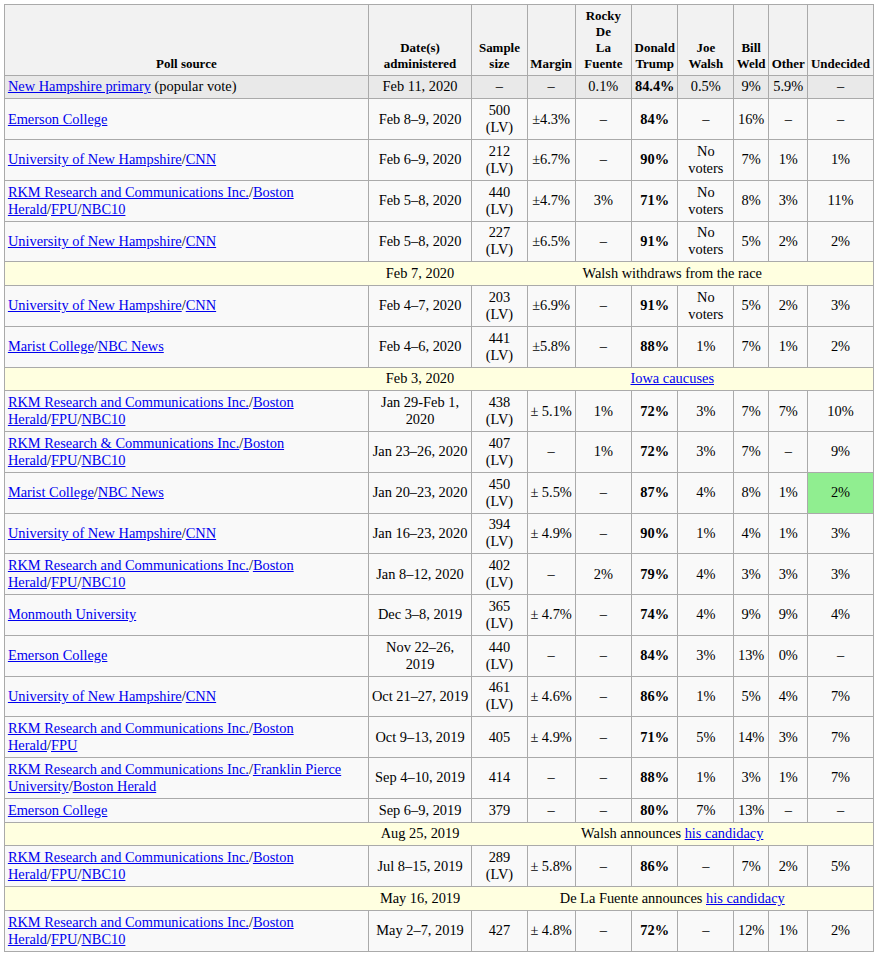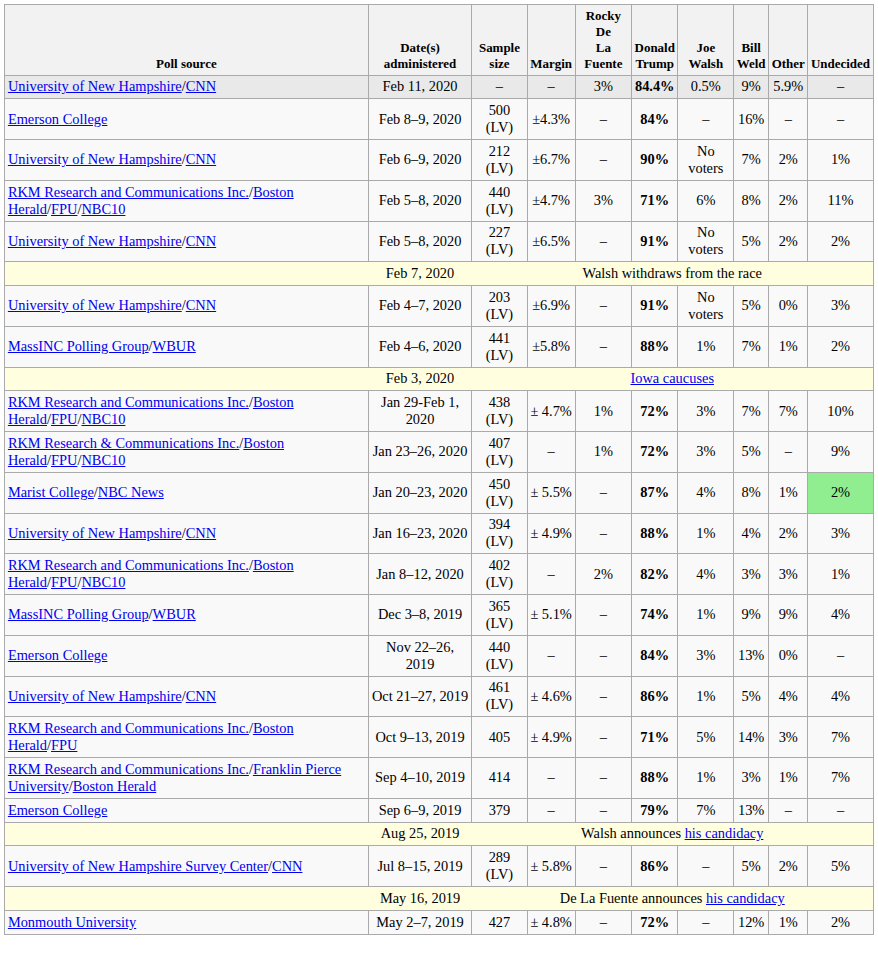(122, 86) New Hampshire primary (popular vote) -> (112, 86) University of New Hampshire/CNN
(603, 86) 0.1% -> (603, 86) 3%
(788, 159) 1% -> (788, 159) 2%
(706, 200) No voters -> (706, 200) 6%
(788, 200) 3% -> (788, 200) 2%
(788, 305) 2% -> (788, 305) 0%
(86, 346) Marist College/NBC News -> (102, 346) MassINC Polling Group/WBUR
(551, 411) ± 5.1% -> (551, 411) ± 4.7%
(751, 451) 7% -> (751, 451) 5%
(655, 533) 90% -> (655, 533) 88%
(788, 533) 1% -> (788, 533) 2%
(655, 574) 79% -> (655, 574) 82%
(840, 574) 3% -> (840, 574) 1%
(72, 614) Monmouth University -> (102, 614) MassINC Polling Group/WBUR
(551, 614) ± 4.7% -> (551, 614) ± 5.1%
(706, 614) 4% -> (706, 614) 1%
(840, 696) 7% -> (840, 696) 4%
(655, 810) 80% -> (655, 810) 79%
(151, 866) RKM Research and Communications Inc./Boston Herald/FPU/NBC10 -> (155, 866) University of New Hampshire Survey Center/CNN
(751, 866) 7% -> (751, 866) 5%
(151, 930) RKM Research and Communications Inc./Boston Herald/FPU/NBC10 -> (72, 922) Monmouth University
